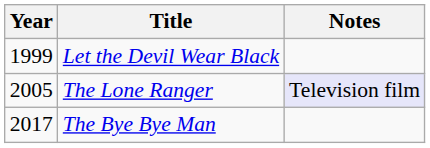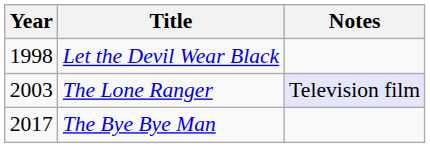(31, 55) 1999 -> (31, 55) 1998
(31, 90) 2005 -> (31, 90) 2003
